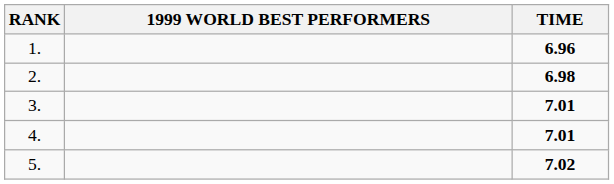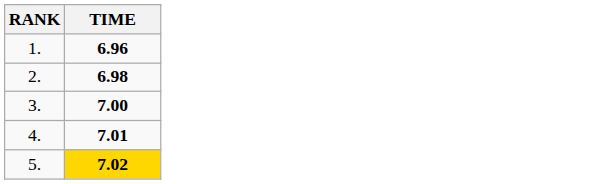- column: (288, 19)
(560, 106) 7.01 -> (113, 106) 7.00
(560, 164) no background -> (113, 164) gold background
